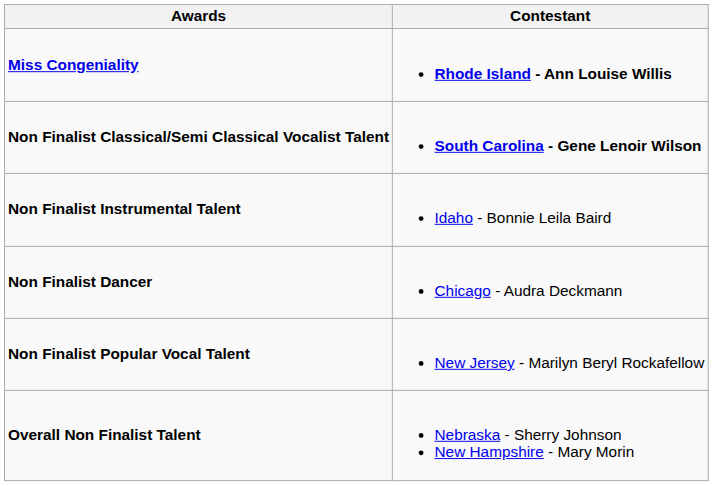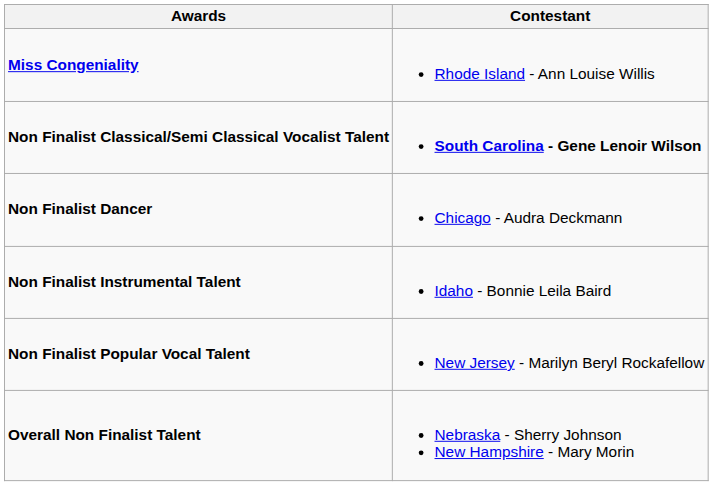(550, 74) bold -> (550, 74) normal
rows swapped: (124, 209) <-> (80, 282)
